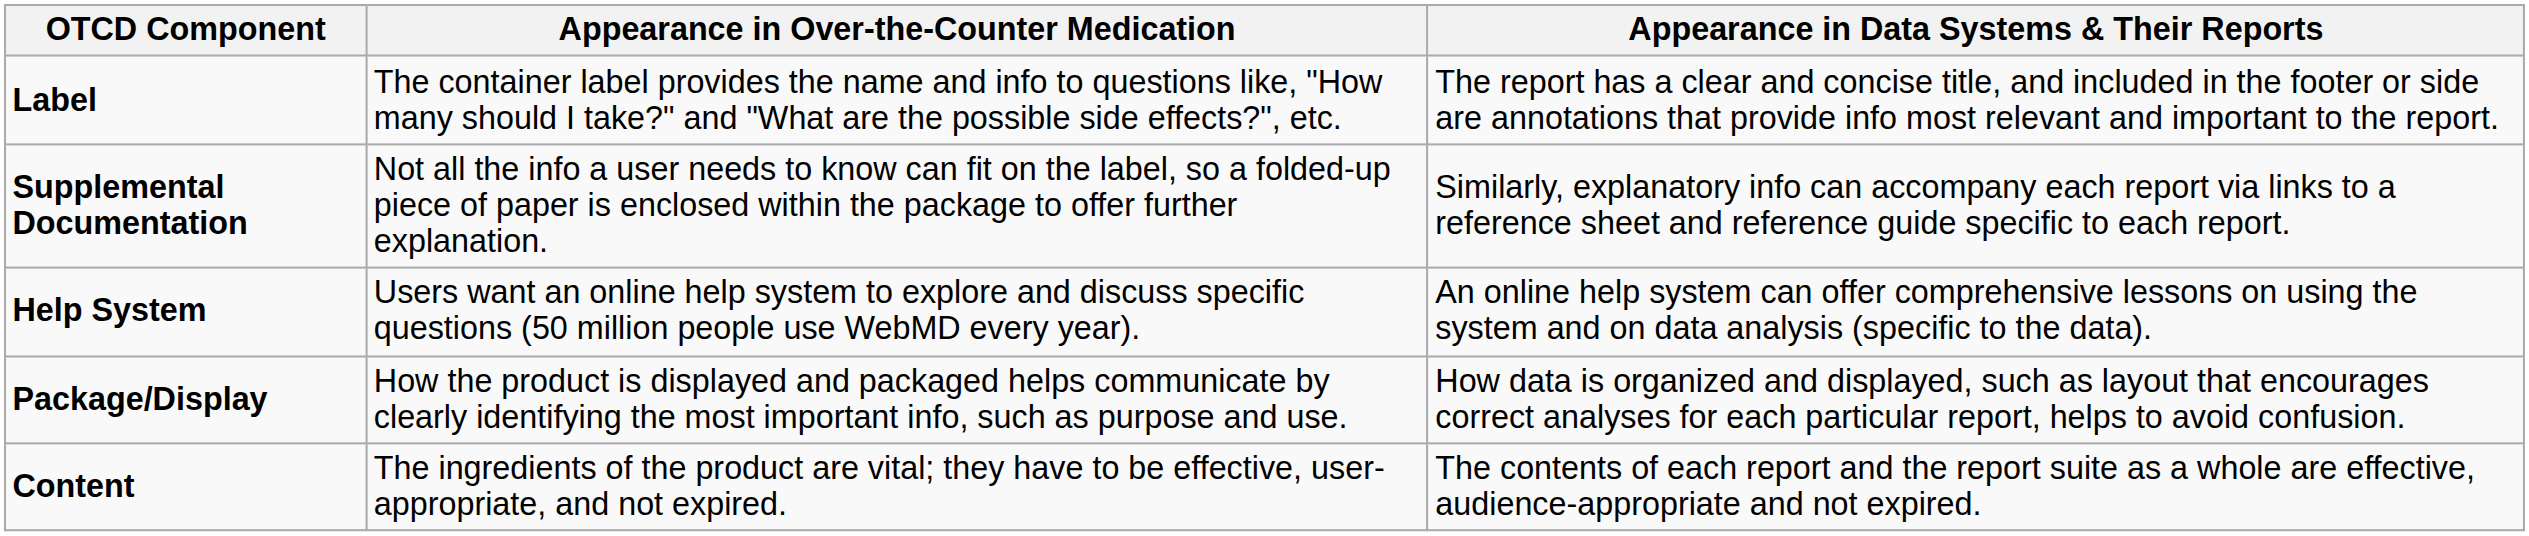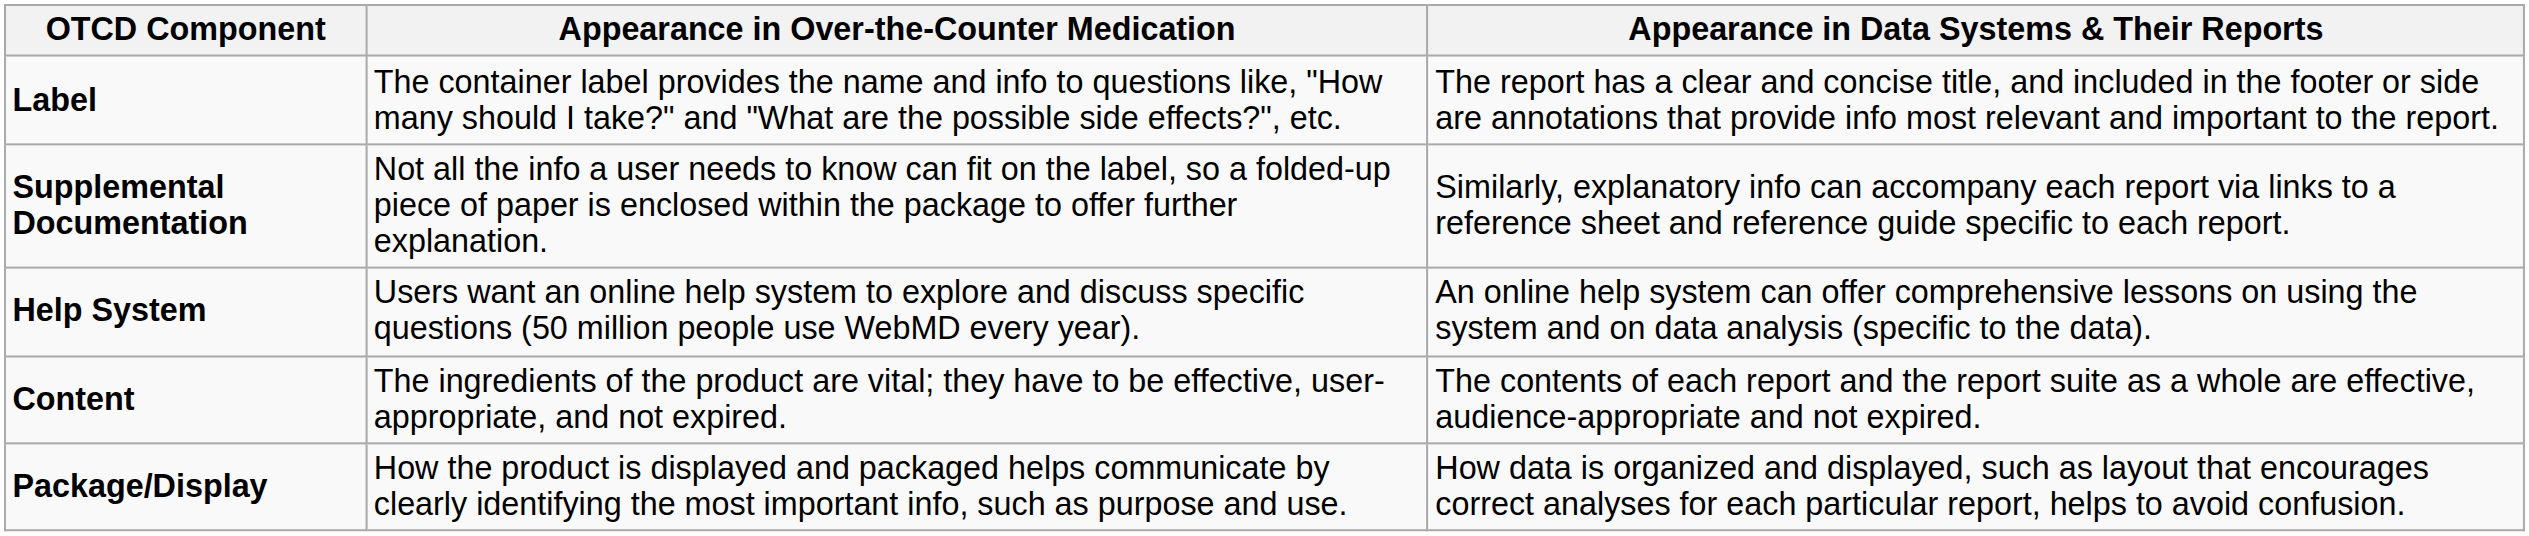rows swapped: (140, 398) <-> (74, 486)
